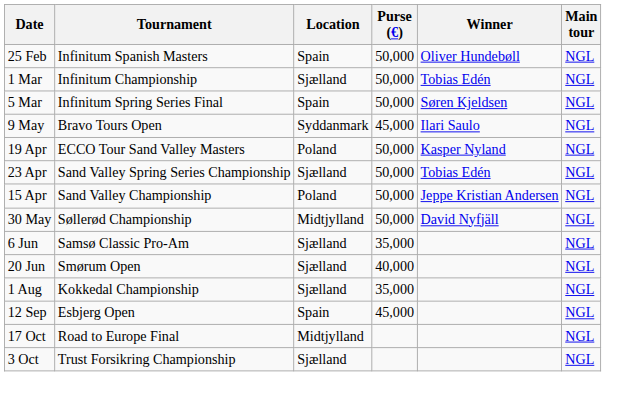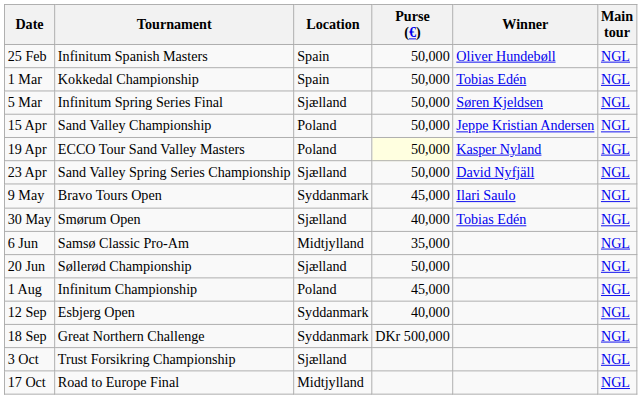(128, 79) Infinitum Championship -> (128, 79) Kokkedal Championship
(322, 79) Sjælland -> (313, 79) Spain
(313, 103) Spain -> (322, 103) Sjælland
rows swapped: (27, 196) <-> (26, 126)
(395, 149) no background -> (430, 149) lightyellow background
(456, 172) Tobias Edén -> (495, 172) David Nyfjäll
(125, 219) Søllerød Championship -> (99, 219) Smørum Open
(331, 219) Midtjylland -> (322, 219) Sjælland
(395, 219) 50,000 -> (430, 219) 40,000
(460, 219) David Nyfjäll -> (491, 219) Tobias Edén
(322, 242) Sjælland -> (331, 242) Midtjylland
(99, 266) Smørum Open -> (125, 266) Søllerød Championship
(395, 266) 40,000 -> (430, 266) 50,000
(128, 289) Kokkedal Championship -> (128, 289) Infinitum Championship
(322, 289) Sjælland -> (317, 289) Poland
(395, 289) 35,000 -> (430, 289) 45,000
(313, 312) Spain -> (333, 312) Syddanmark
(395, 312) 45,000 -> (430, 312) 40,000
+ row: (27, 336)
rows swapped: (23, 359) <-> (27, 336)
